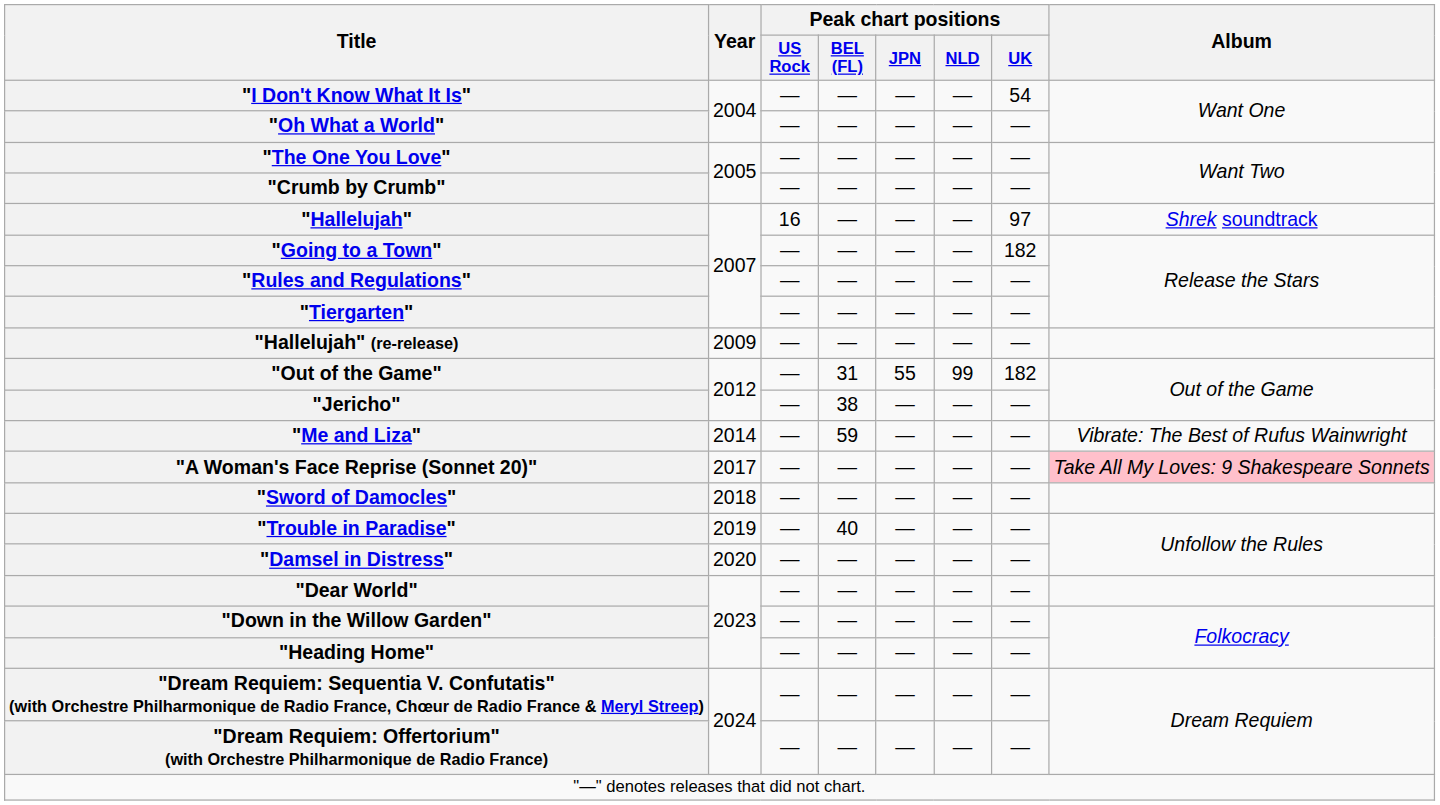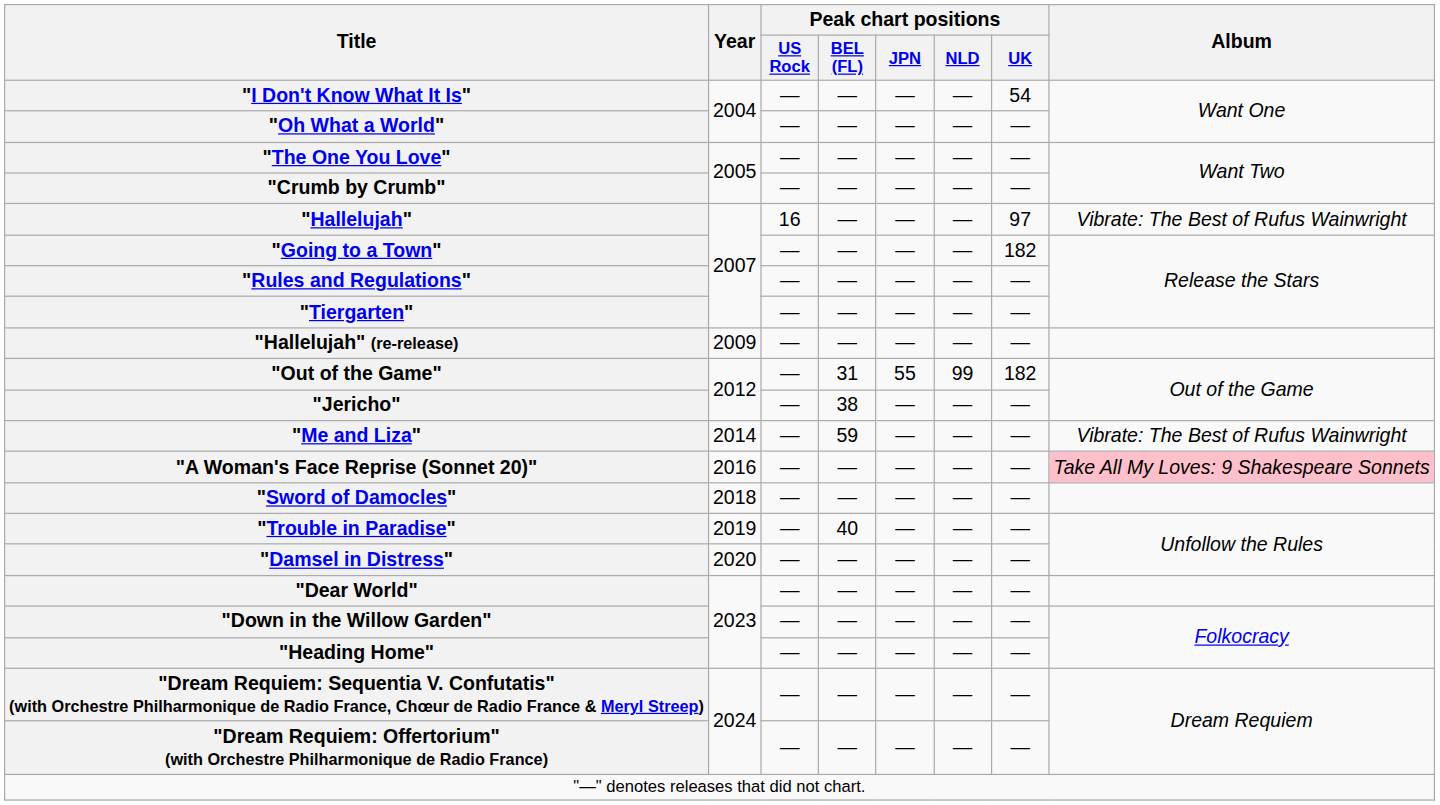(1242, 219) Shrek soundtrack -> (1242, 219) Vibrate: The Best of Rufus Wainwright
(735, 466) 2017 -> (735, 466) 2016
